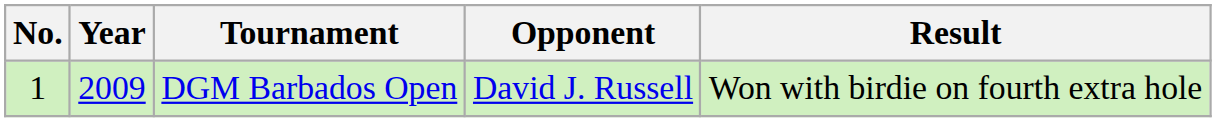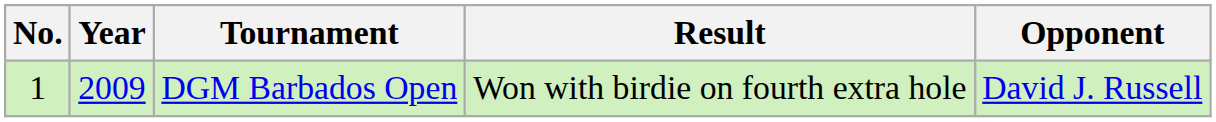columns swapped: (583, 32) <-> (956, 32)
